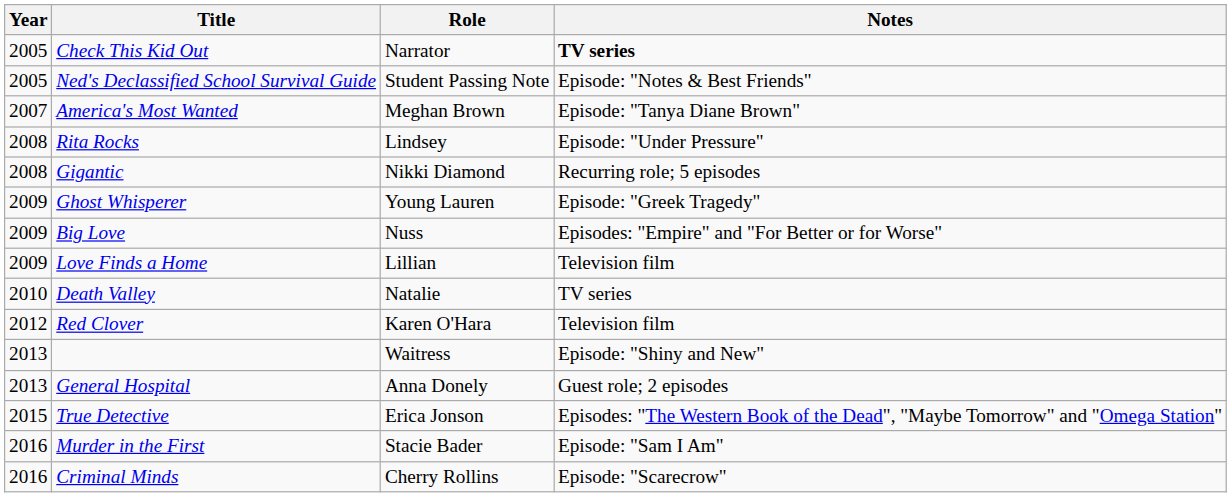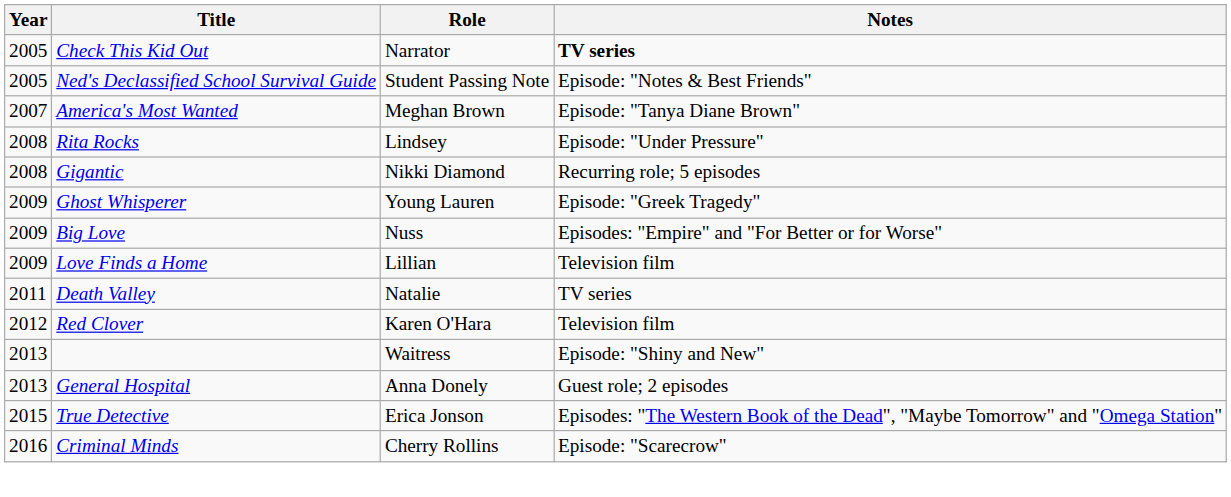(28, 293) 2010 -> (28, 293) 2011
- row: (130, 446)
